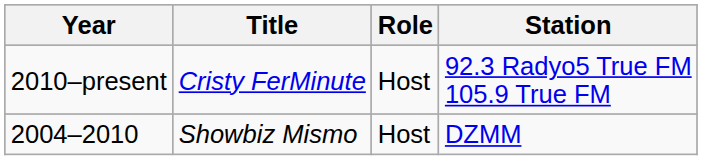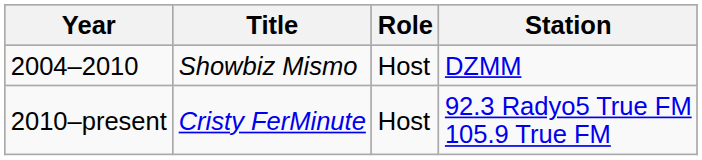rows swapped: (89, 80) <-> (75, 135)
